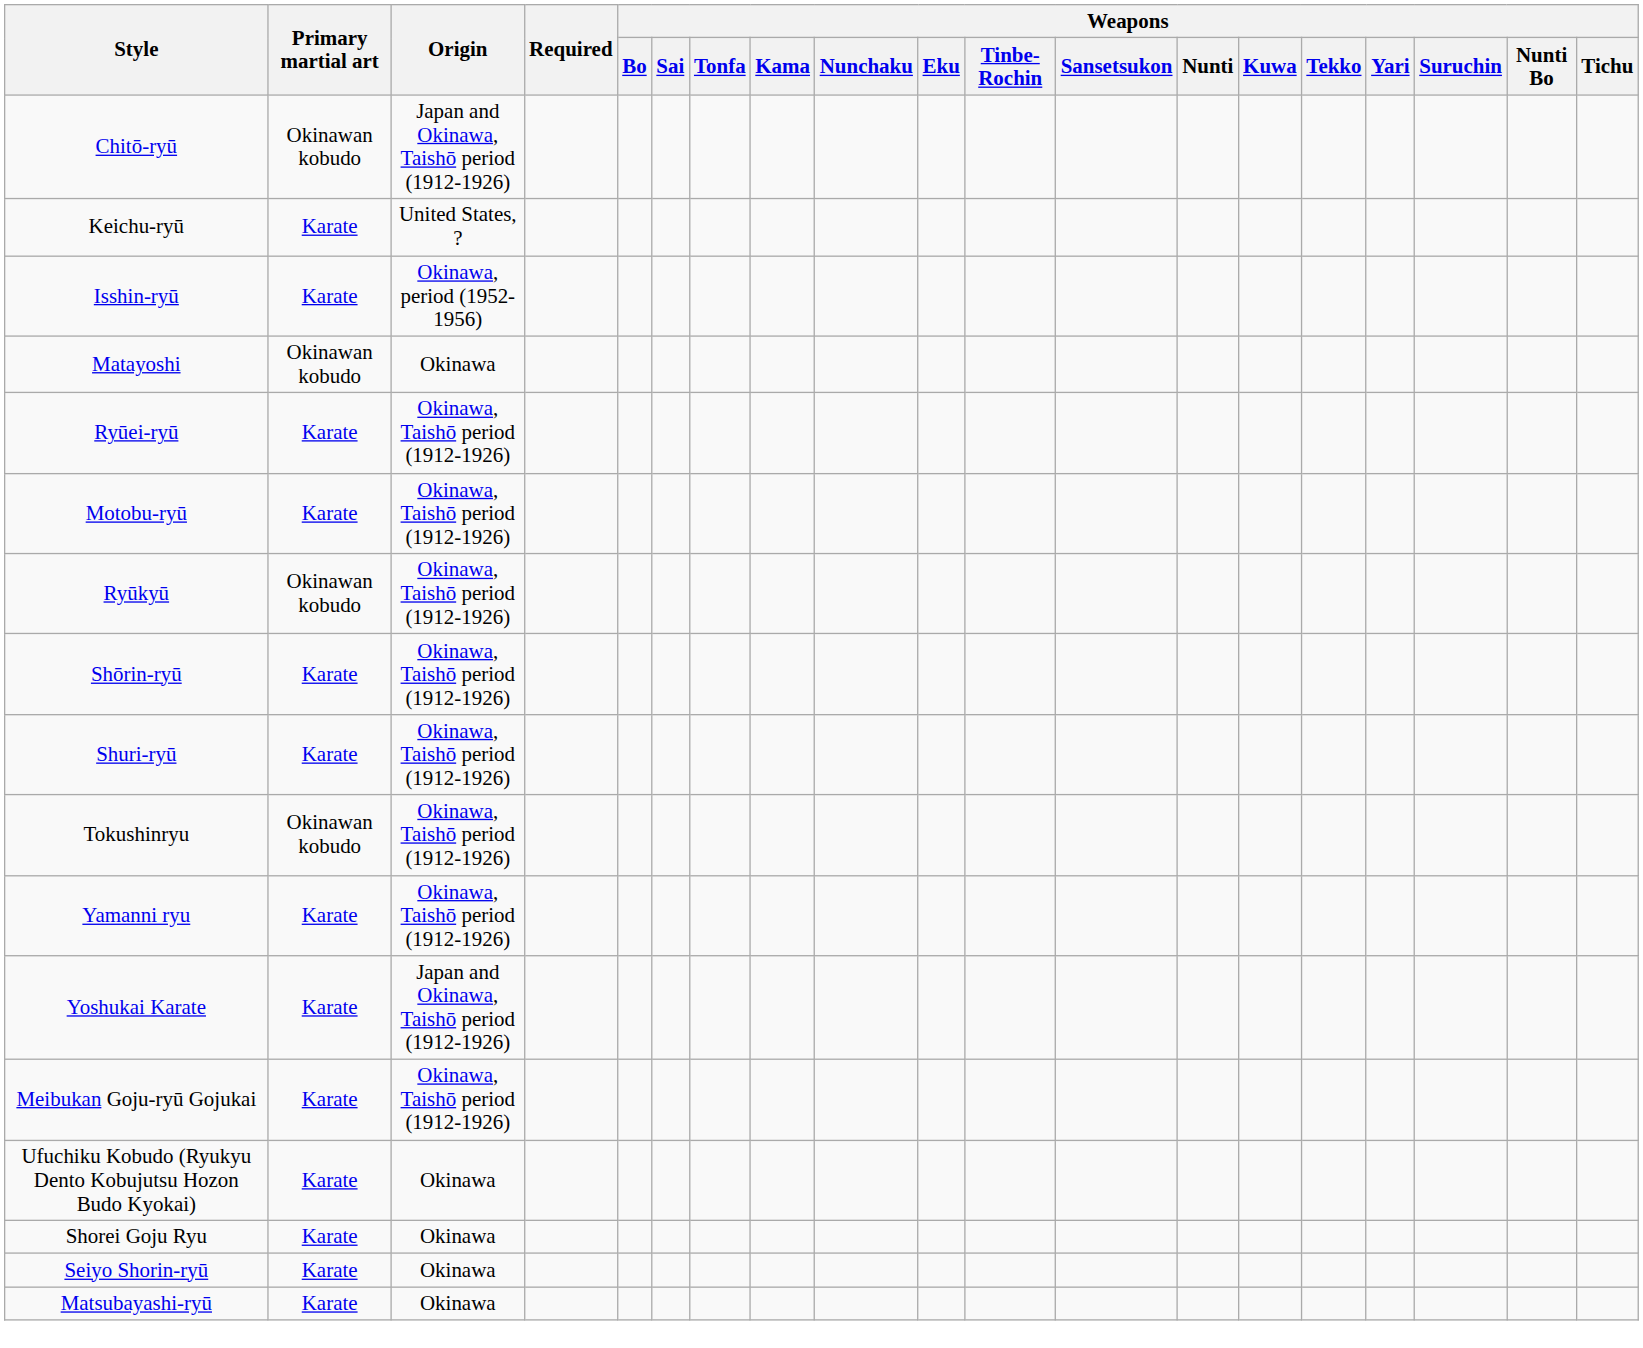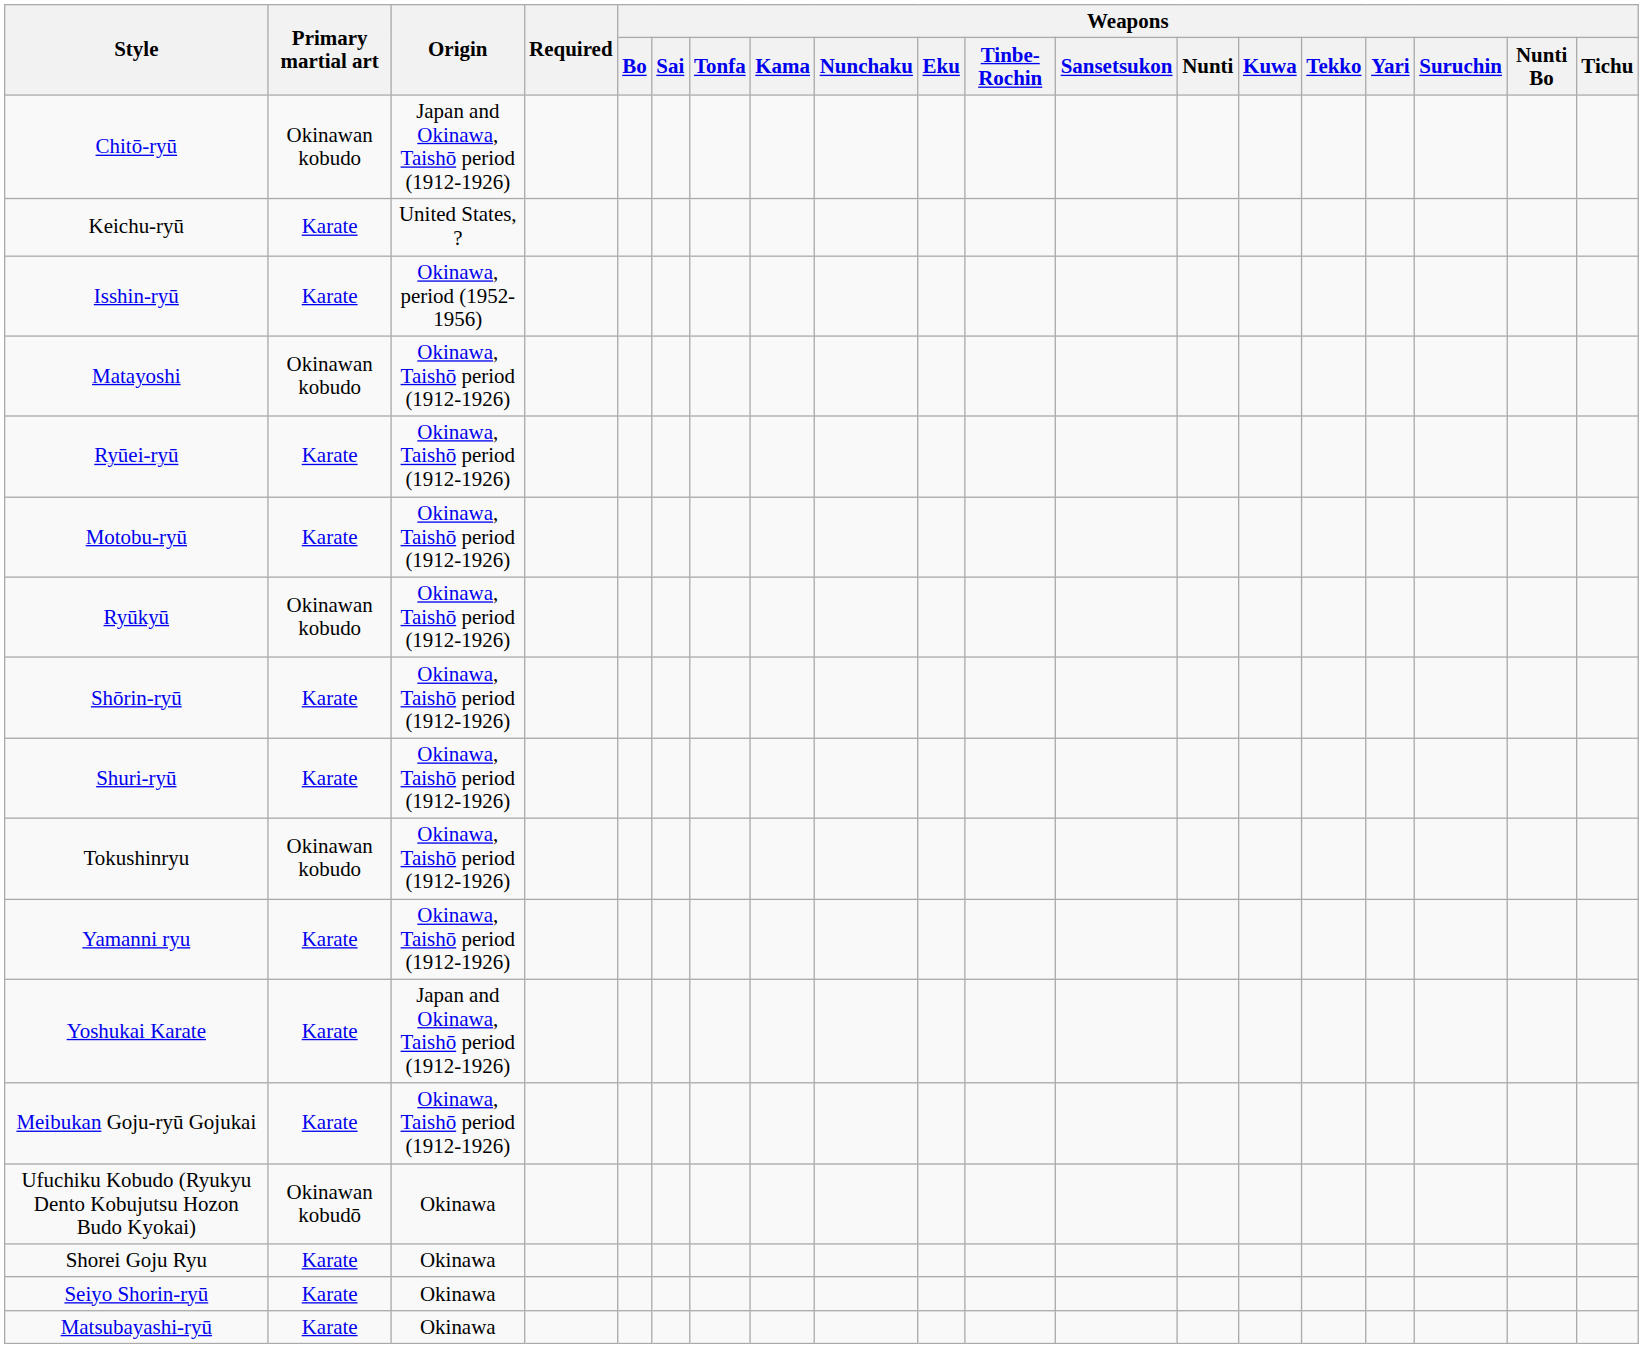(458, 364) Okinawa -> (458, 375) Okinawa, Taishō period (1912-1926)
(330, 1179) Karate -> (330, 1203) Okinawan kobudō
